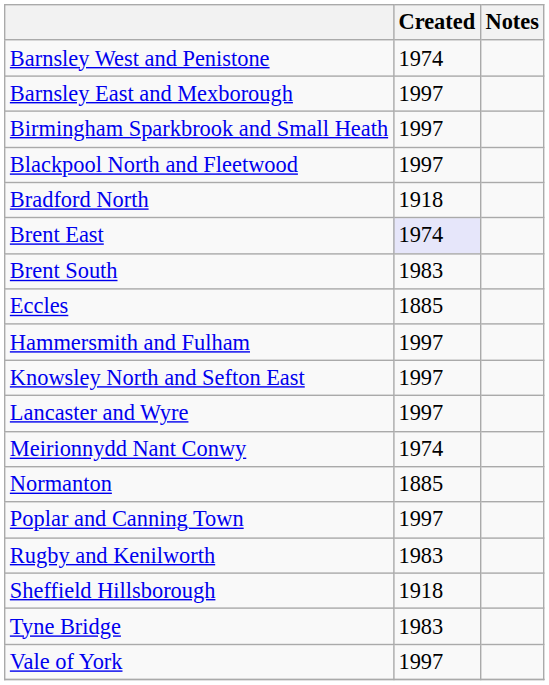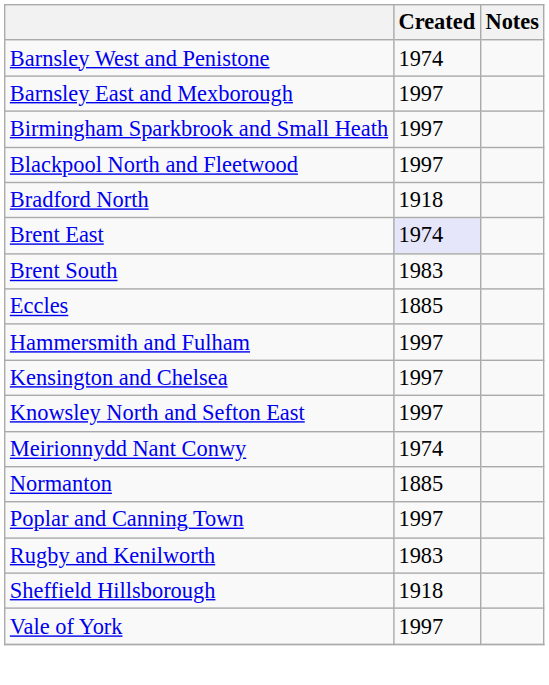+ row: (119, 377)
- row: (99, 413)
- row: (65, 626)
